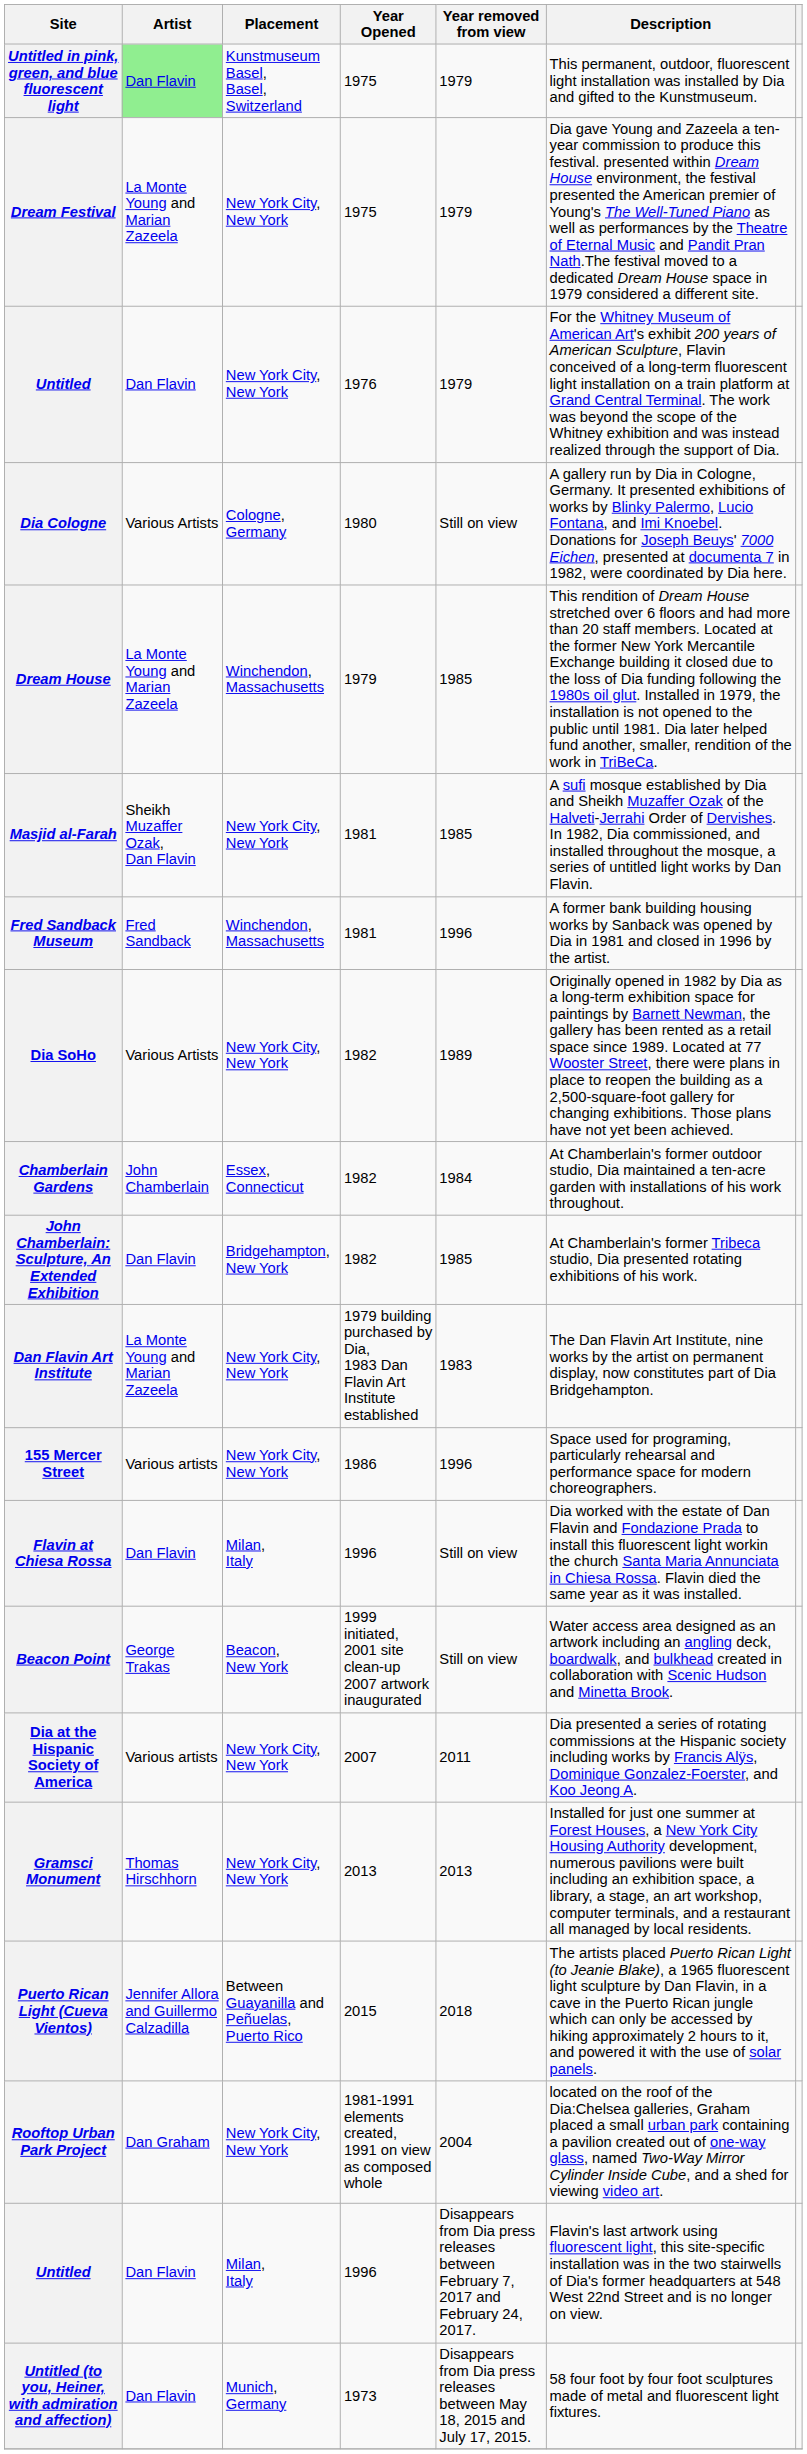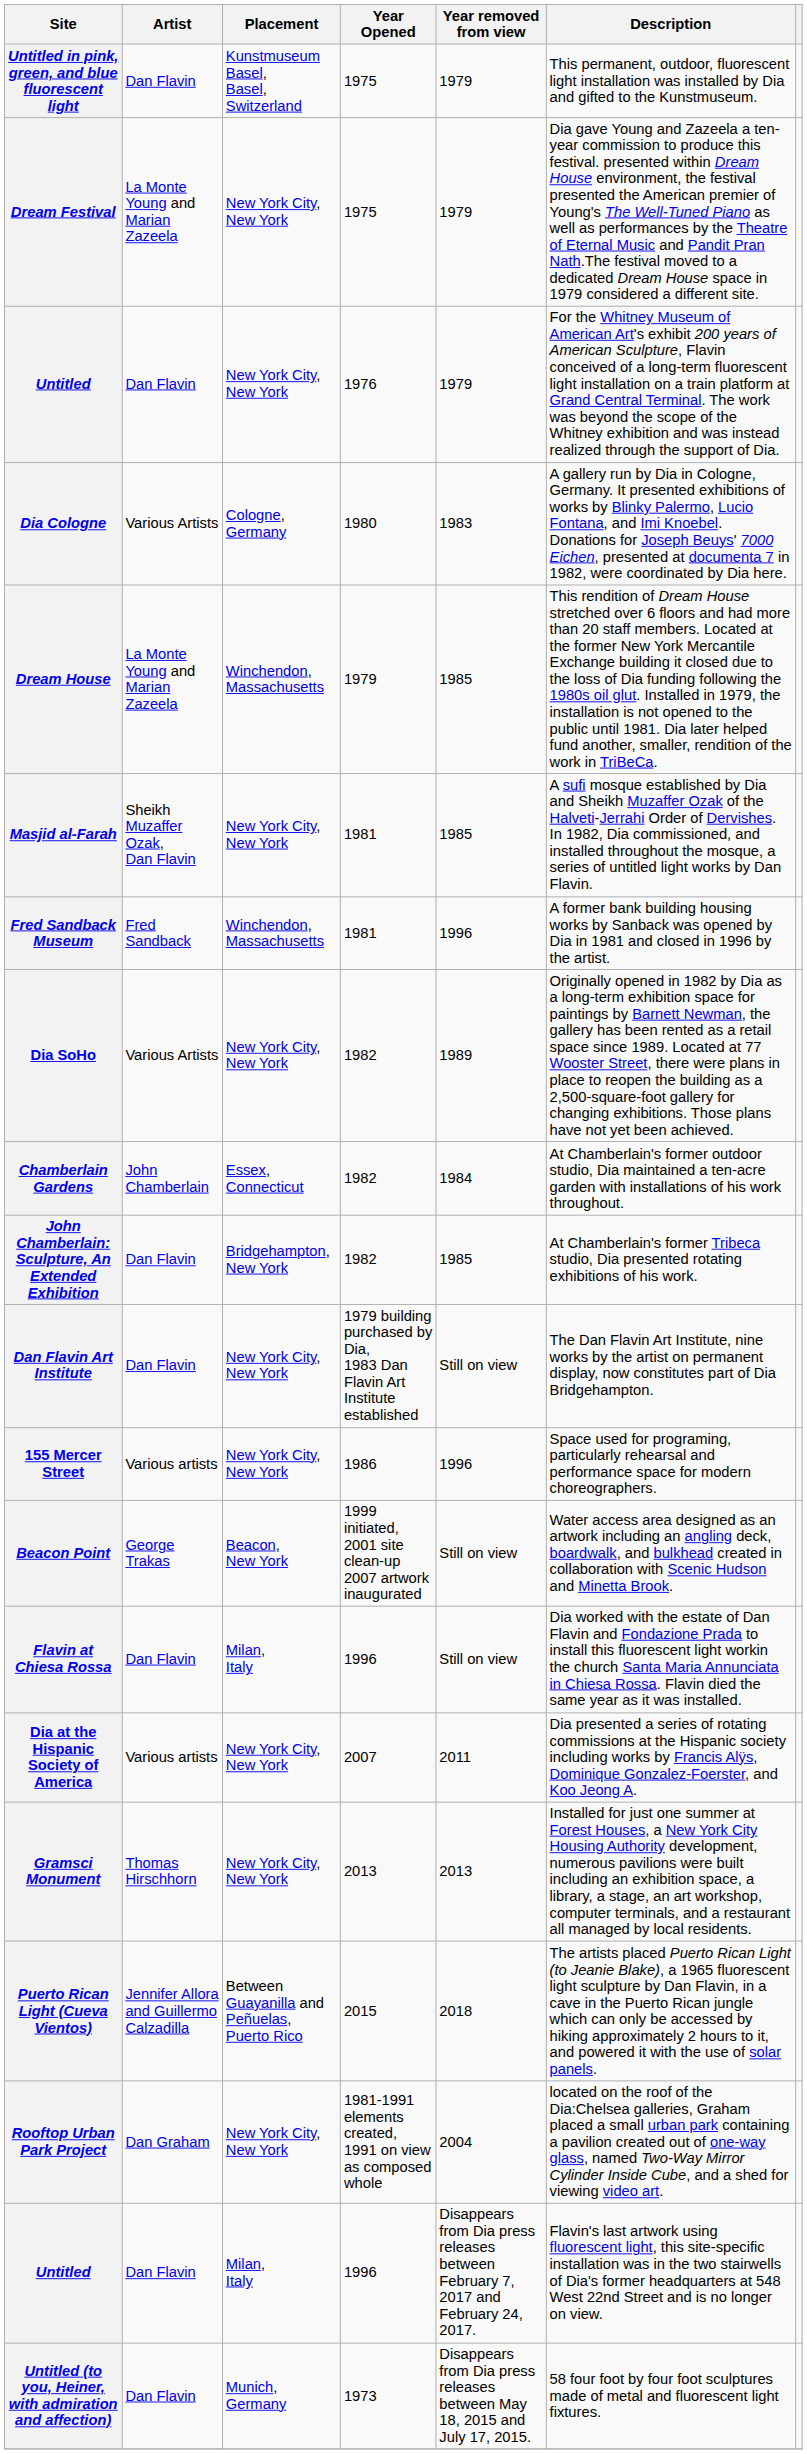(161, 80) lightgreen background -> (161, 80) no background
(478, 523) Still on view -> (456, 523) 1983
(160, 1365) La Monte Young and Marian Zazeela -> (161, 1365) Dan Flavin
(456, 1365) 1983 -> (478, 1365) Still on view
rows swapped: (63, 1553) <-> (63, 1659)
